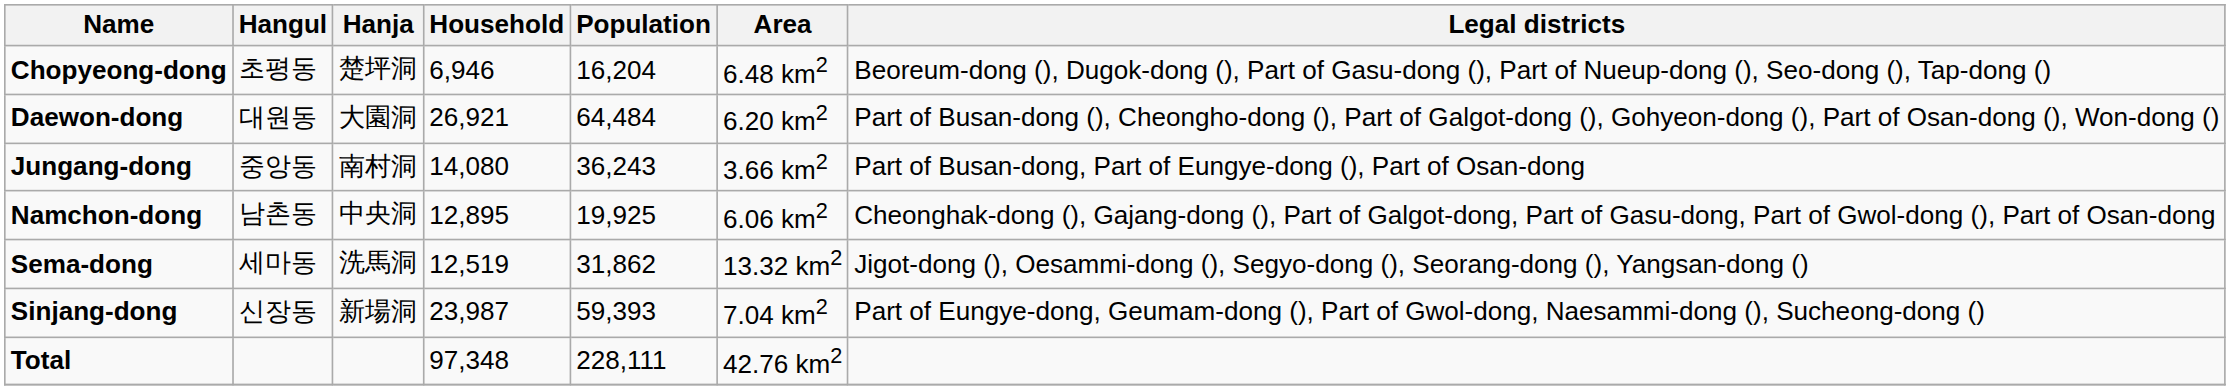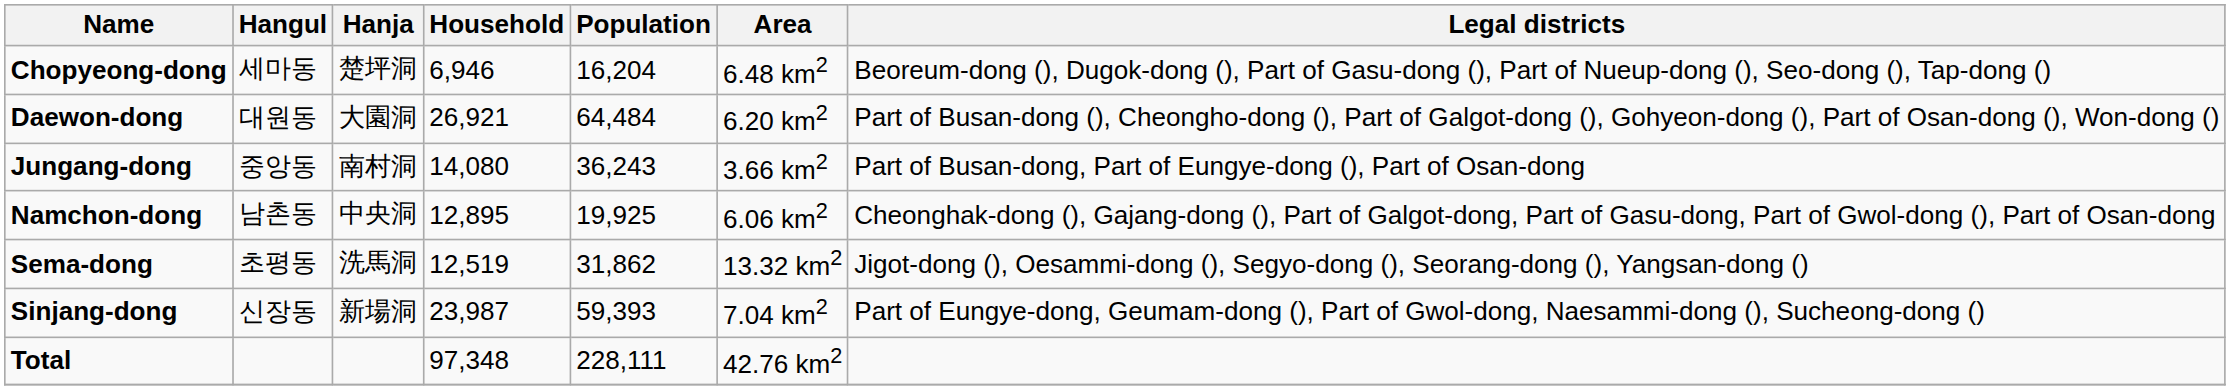(278, 69) 초평동 -> (278, 69) 세마동
(278, 262) 세마동 -> (278, 262) 초평동
